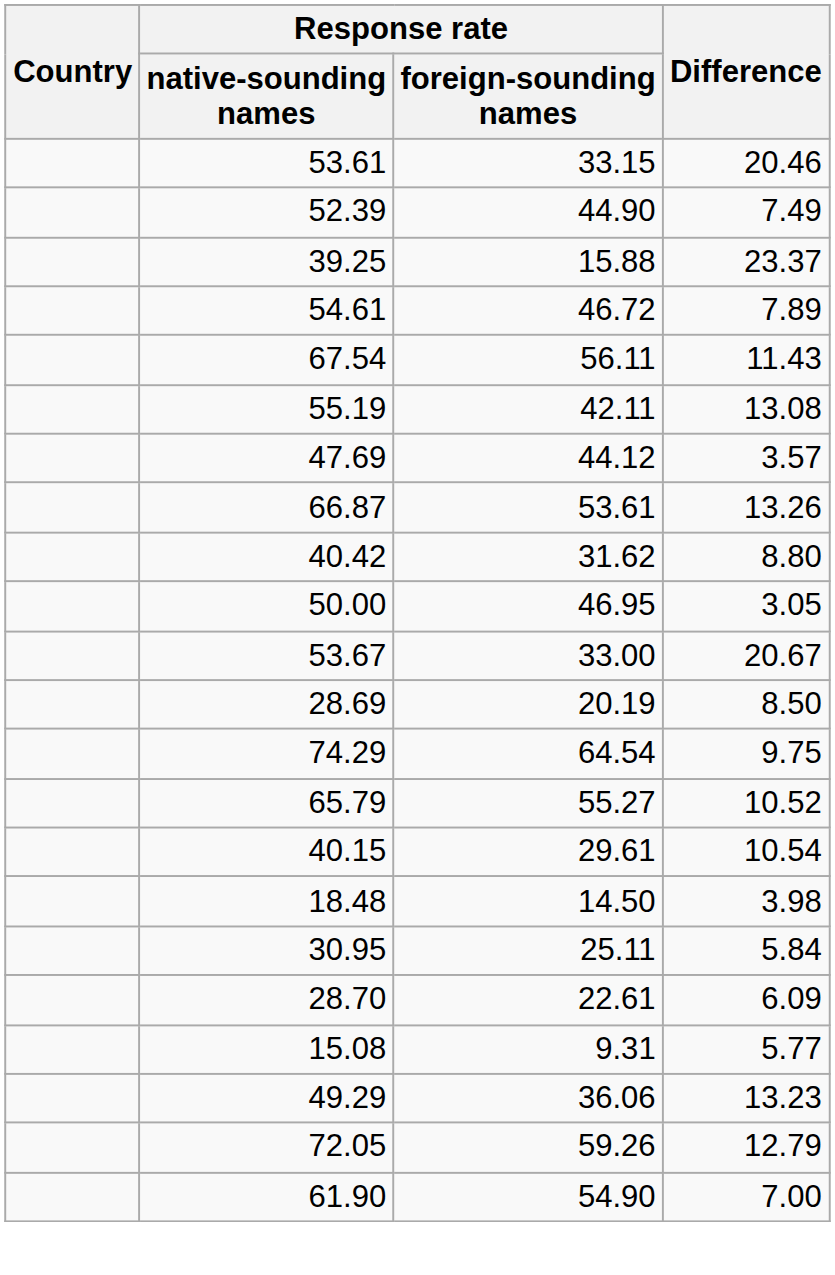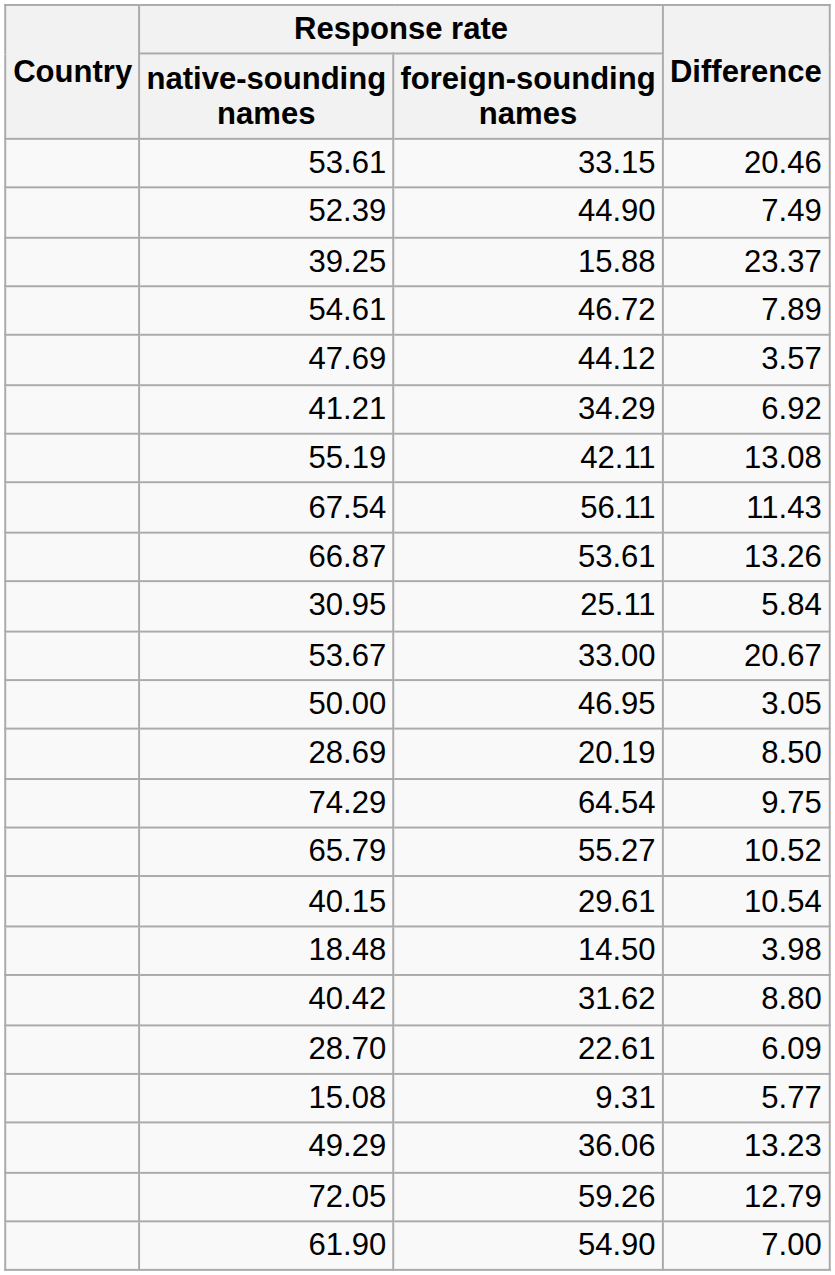rows swapped: (347, 359) <-> (347, 457)
+ row: (347, 408)
rows swapped: (347, 950) <-> (347, 556)
rows swapped: (347, 654) <-> (347, 605)
